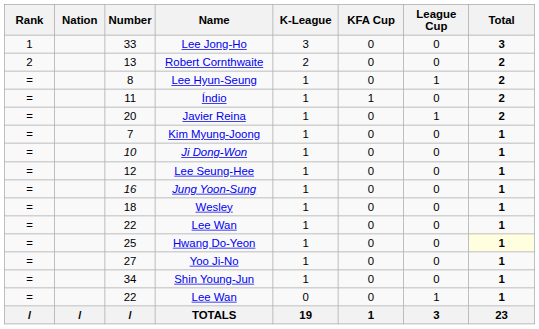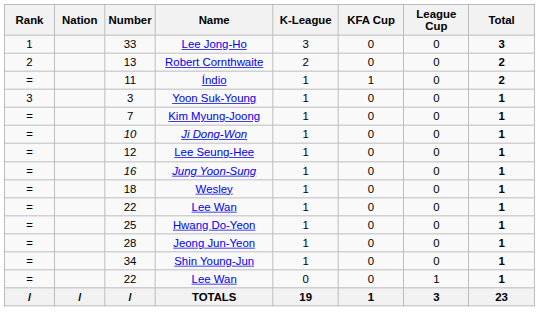- row: (130, 80)
- row: (130, 117)
+ row: (130, 99)
(502, 243) lightyellow background -> (502, 225) no background
- row: (130, 261)
+ row: (130, 243)
